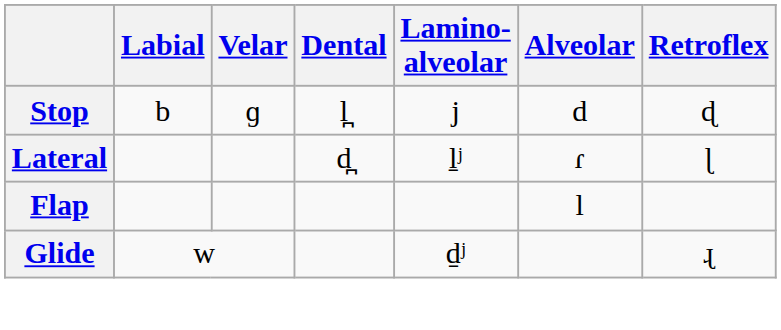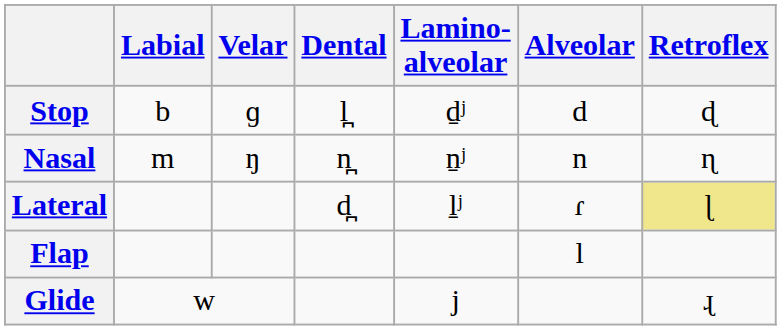(456, 109) j -> (456, 109) d̠ʲ
+ row: (59, 157)
(709, 157) no background -> (709, 205) khaki background
(456, 253) d̠ʲ -> (456, 300) j
